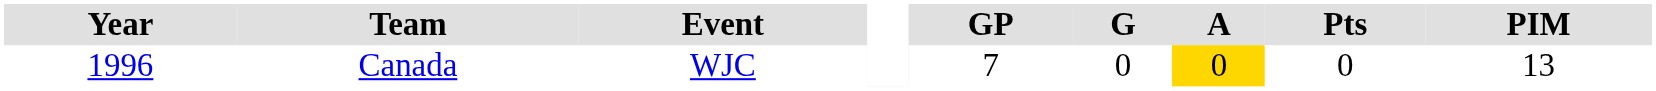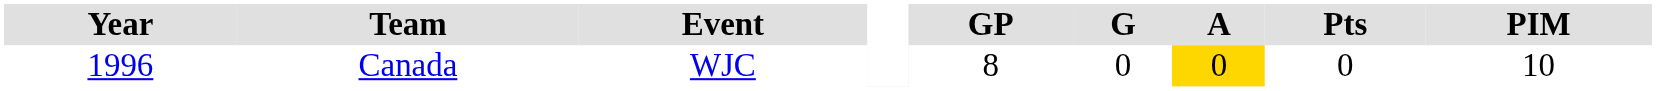(991, 65) 7 -> (991, 65) 8
(1539, 65) 13 -> (1539, 65) 10
